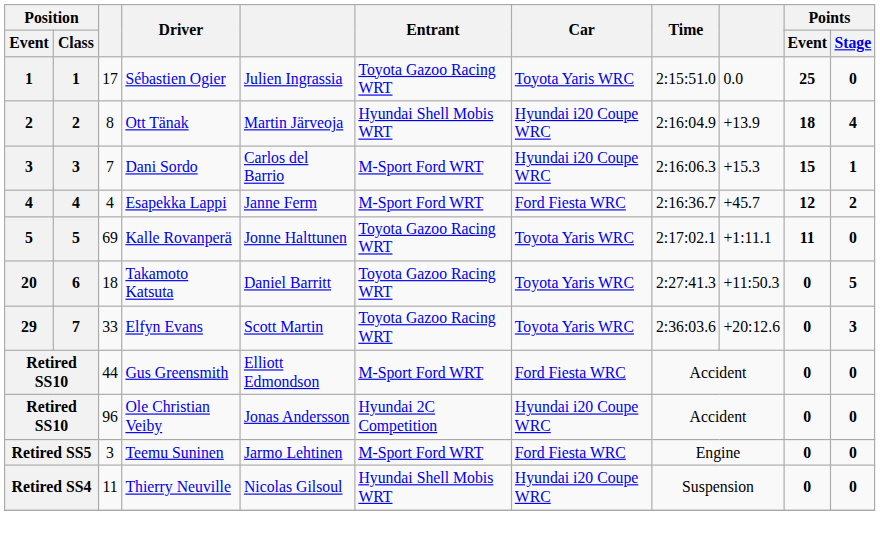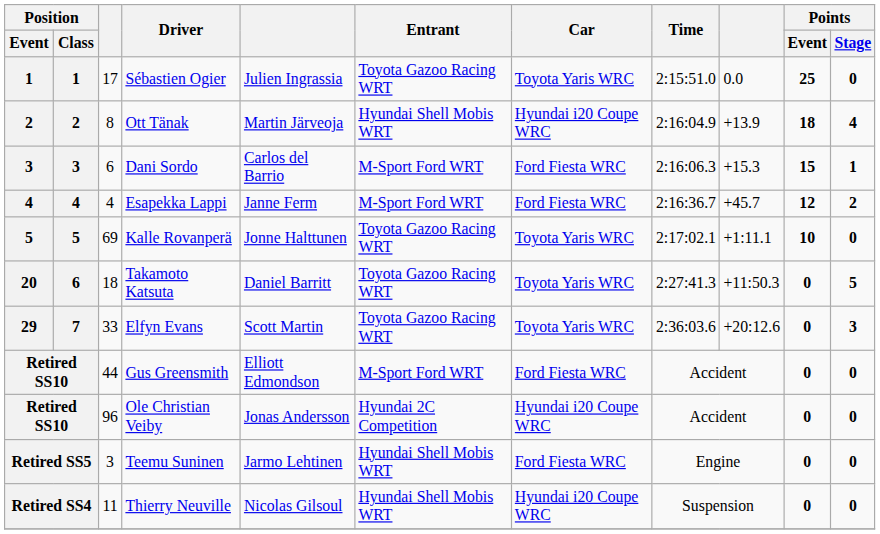(110, 167) 7 -> (110, 167) 6
(577, 167) Hyundai i20 Coupe WRC -> (570, 167) Ford Fiesta WRC
(807, 238) 11 -> (807, 238) 10
(421, 451) M-Sport Ford WRT -> (426, 461) Hyundai Shell Mobis WRT
